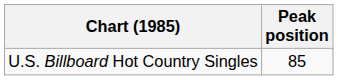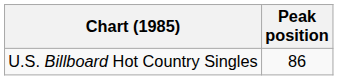(297, 61) 85 -> (297, 61) 86
